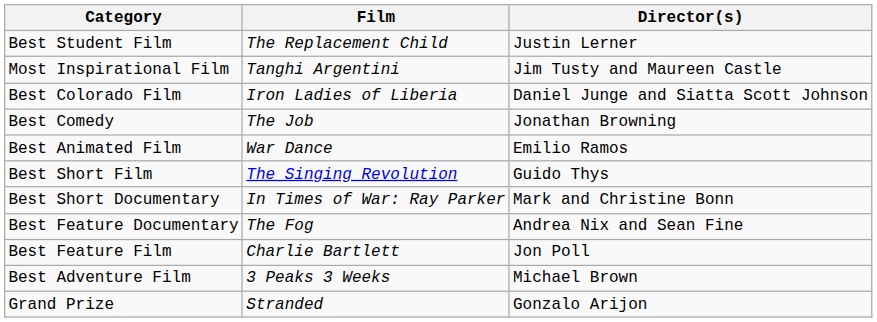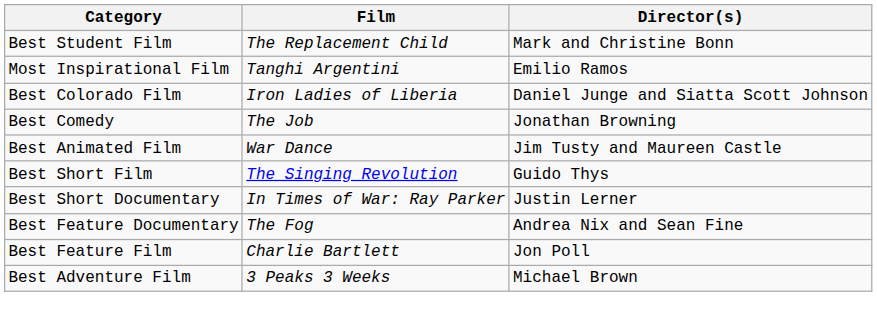(575, 44) Justin Lerner -> (623, 44) Mark and Christine Bonn
(647, 70) Jim Tusty and Maureen Castle -> (571, 70) Emilio Ramos
(571, 148) Emilio Ramos -> (647, 148) Jim Tusty and Maureen Castle
(623, 200) Mark and Christine Bonn -> (575, 200) Justin Lerner
- row: (61, 304)
